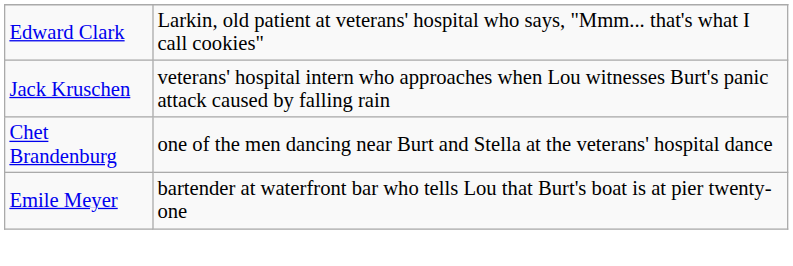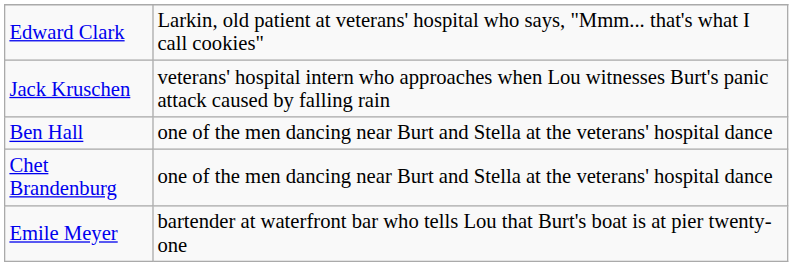+ row: (46, 132)
